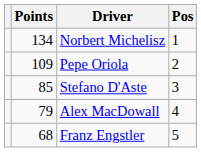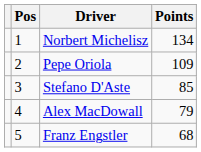columns swapped: (183, 16) <-> (34, 16)
